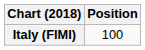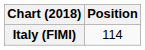(112, 34) 100 -> (112, 34) 114
